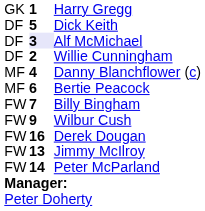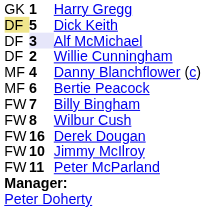(14, 25) no background -> (14, 25) khaki background
(33, 120) 9 -> (33, 120) 8
(37, 151) 13 -> (37, 151) 10
(37, 167) 14 -> (37, 167) 11
